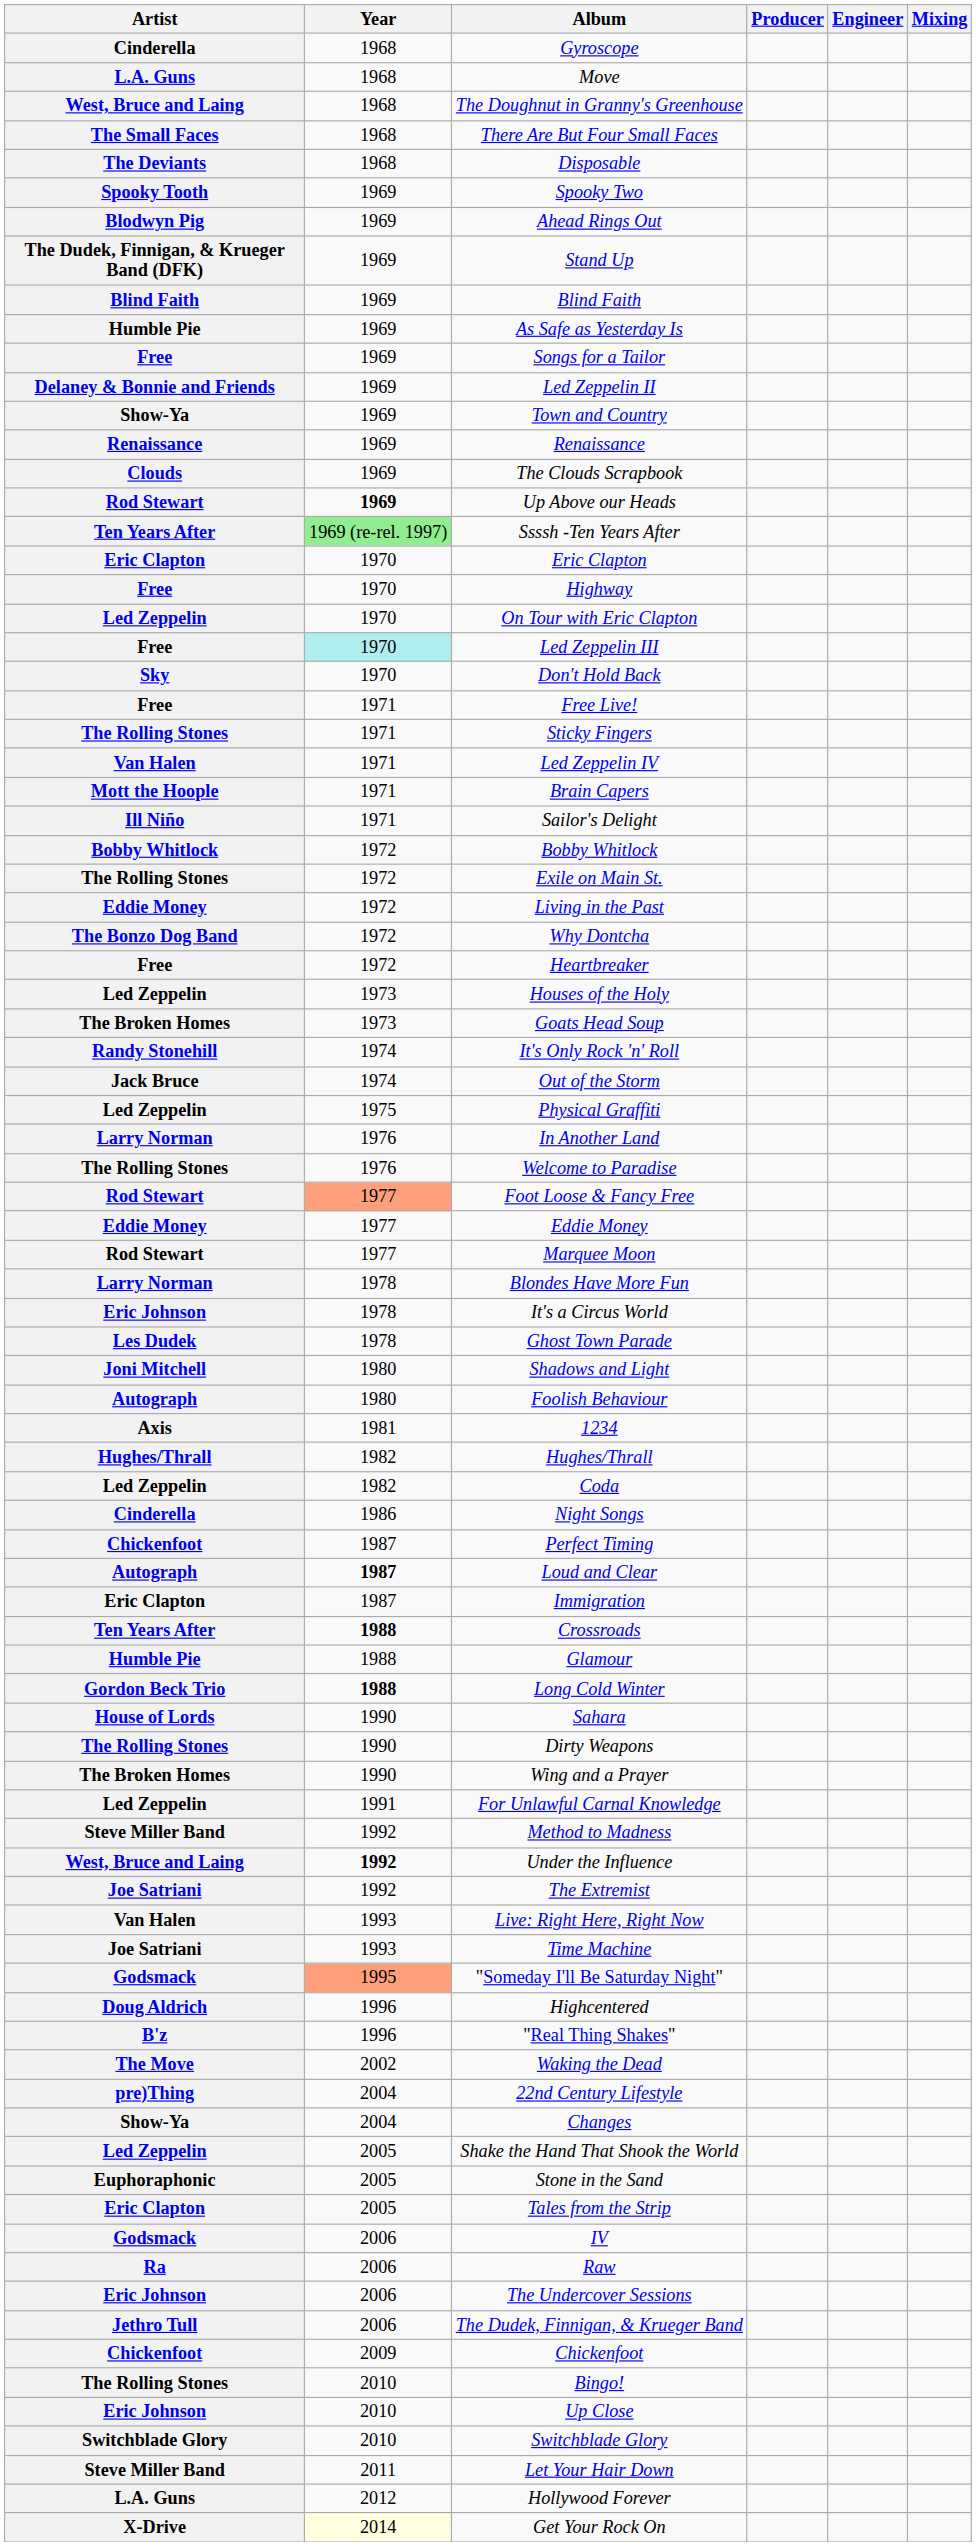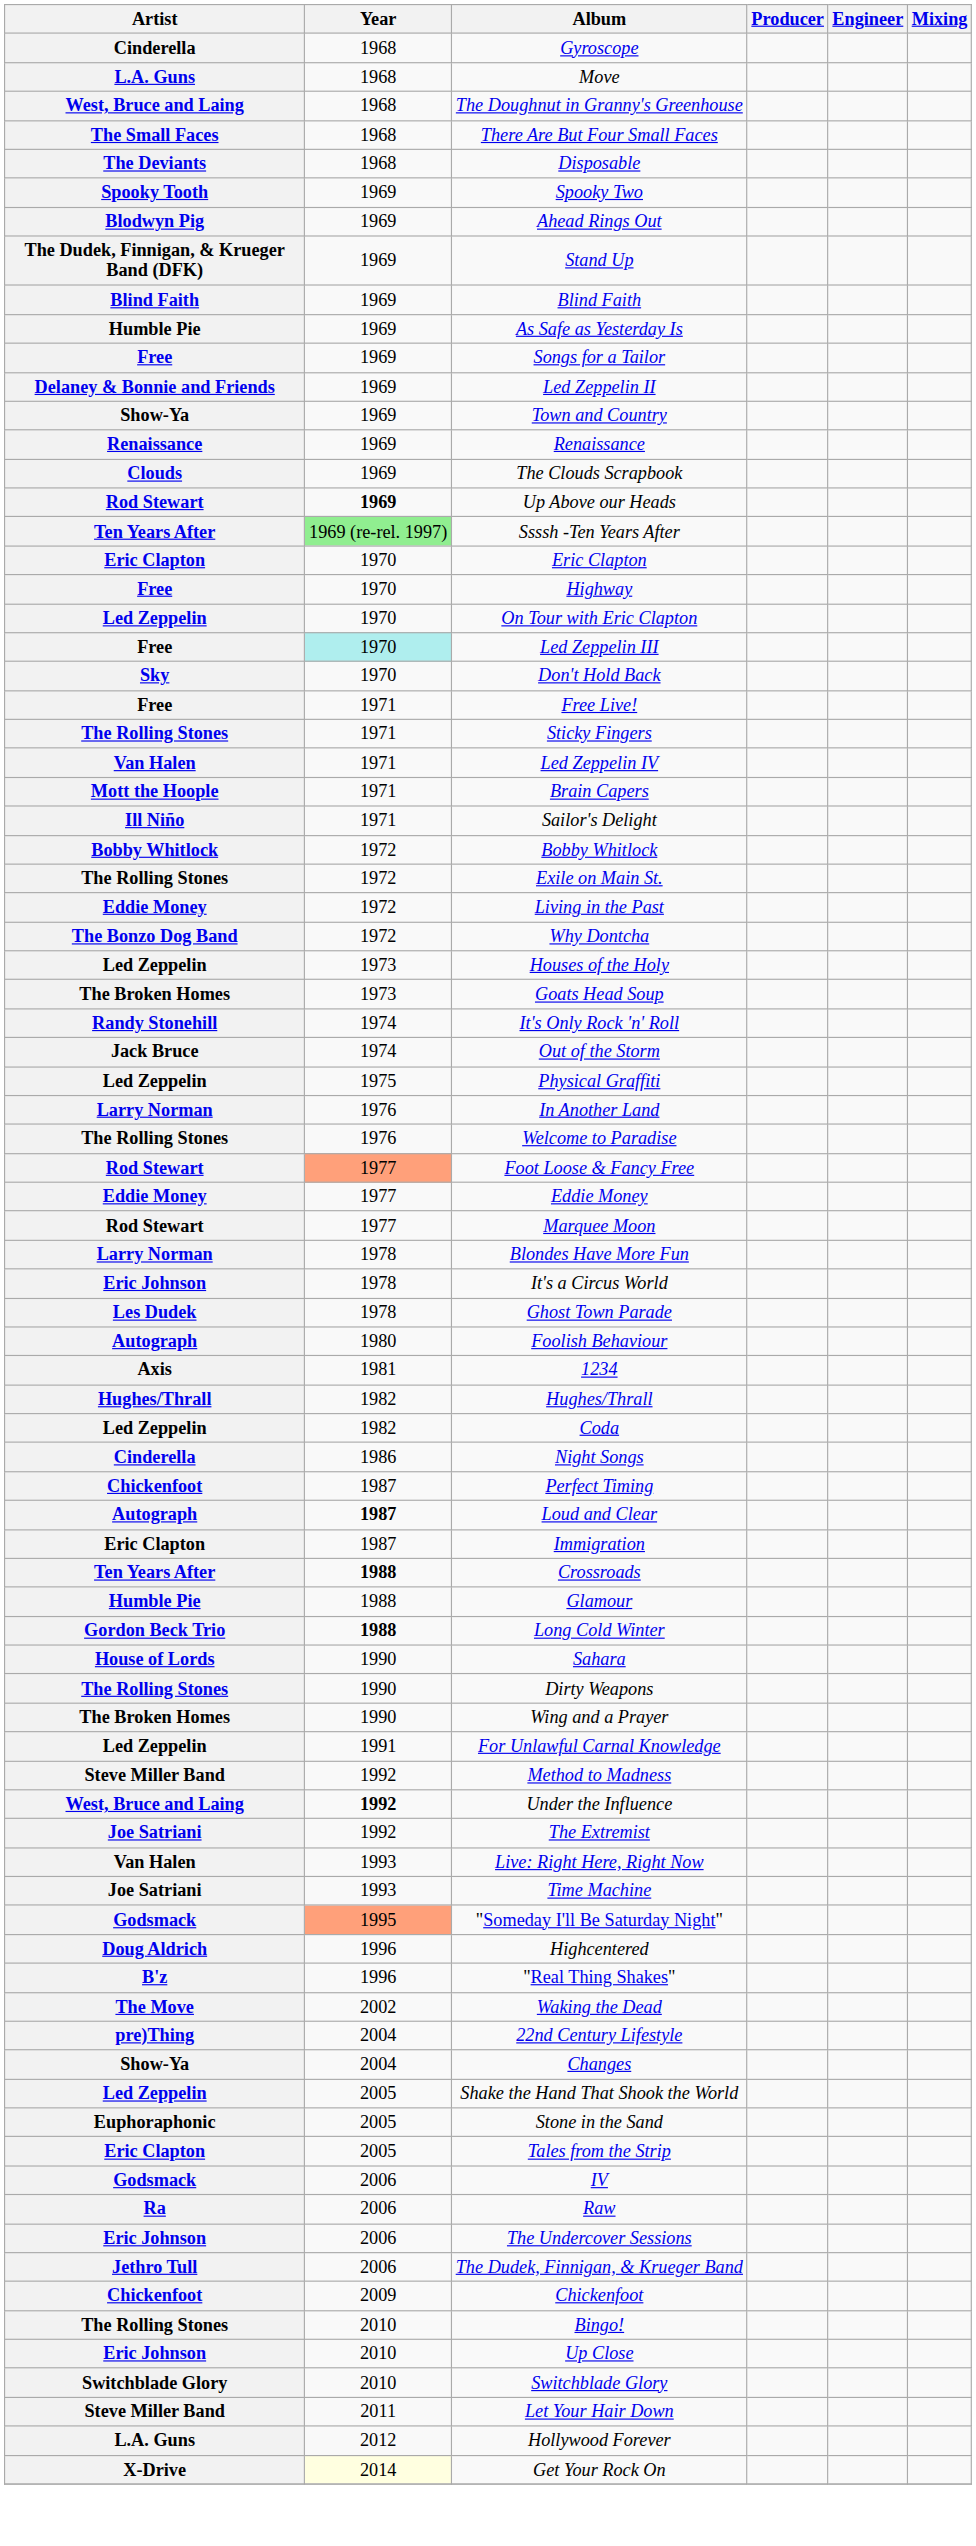- row: (599, 965)
- row: (599, 1370)
